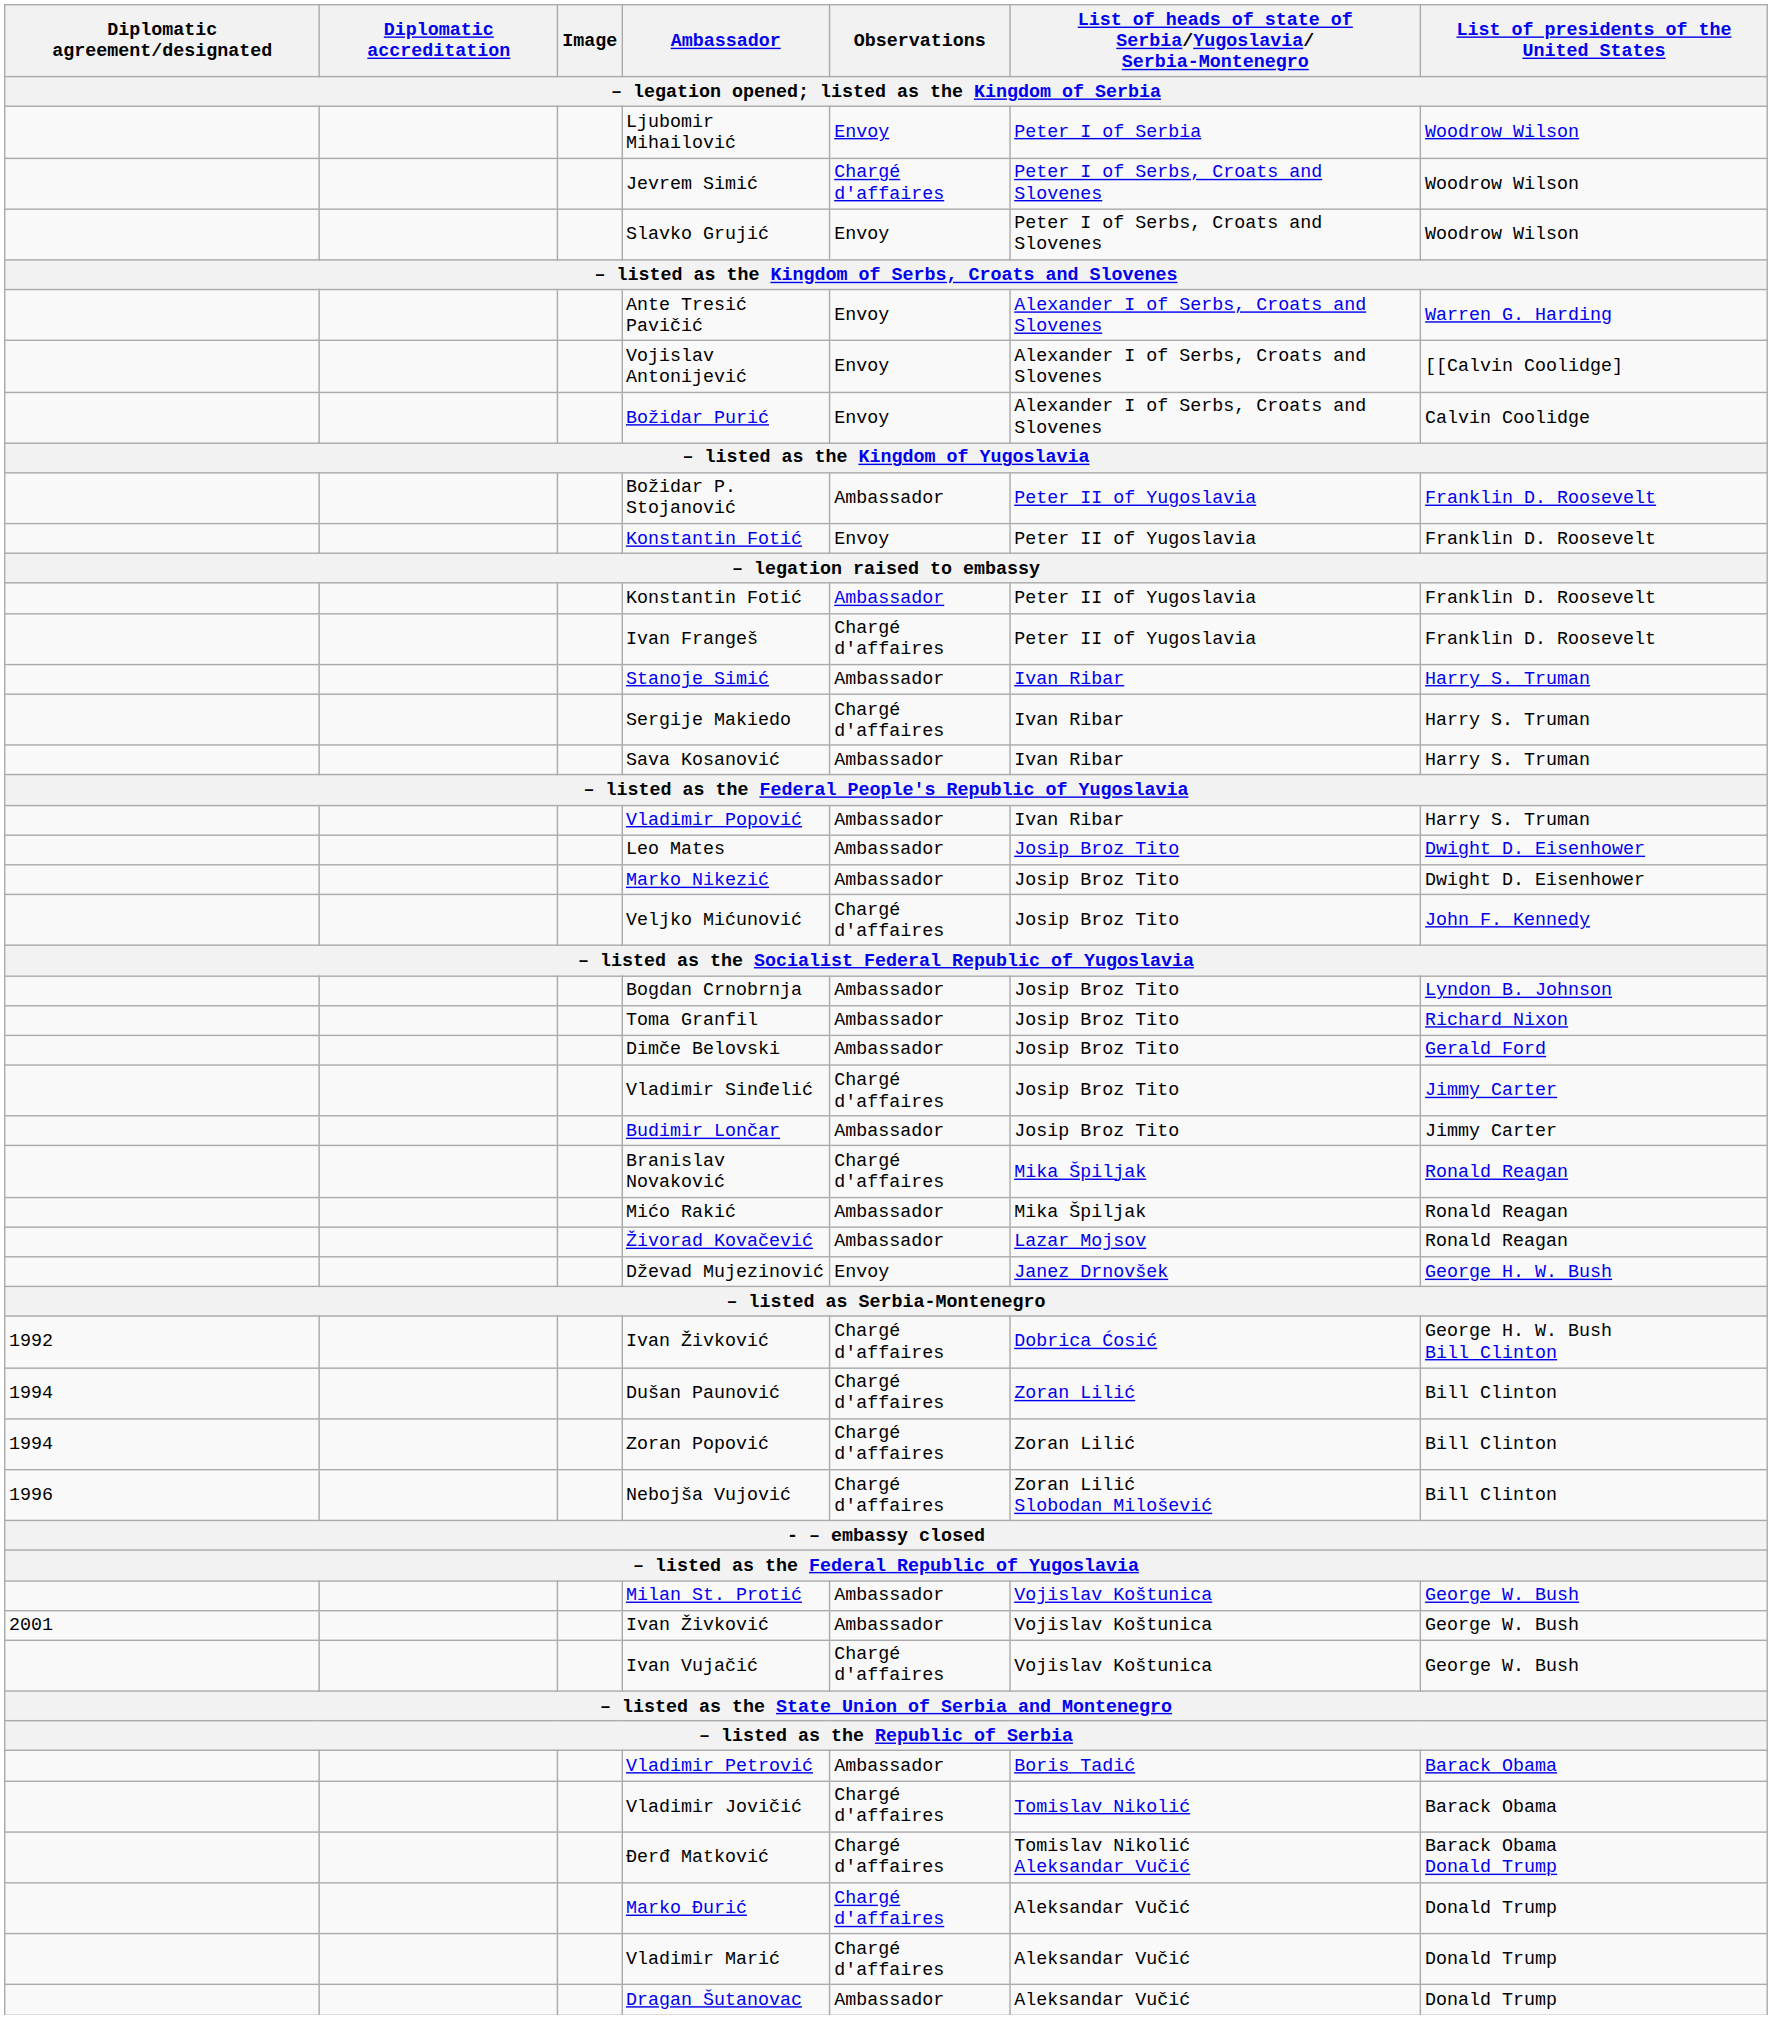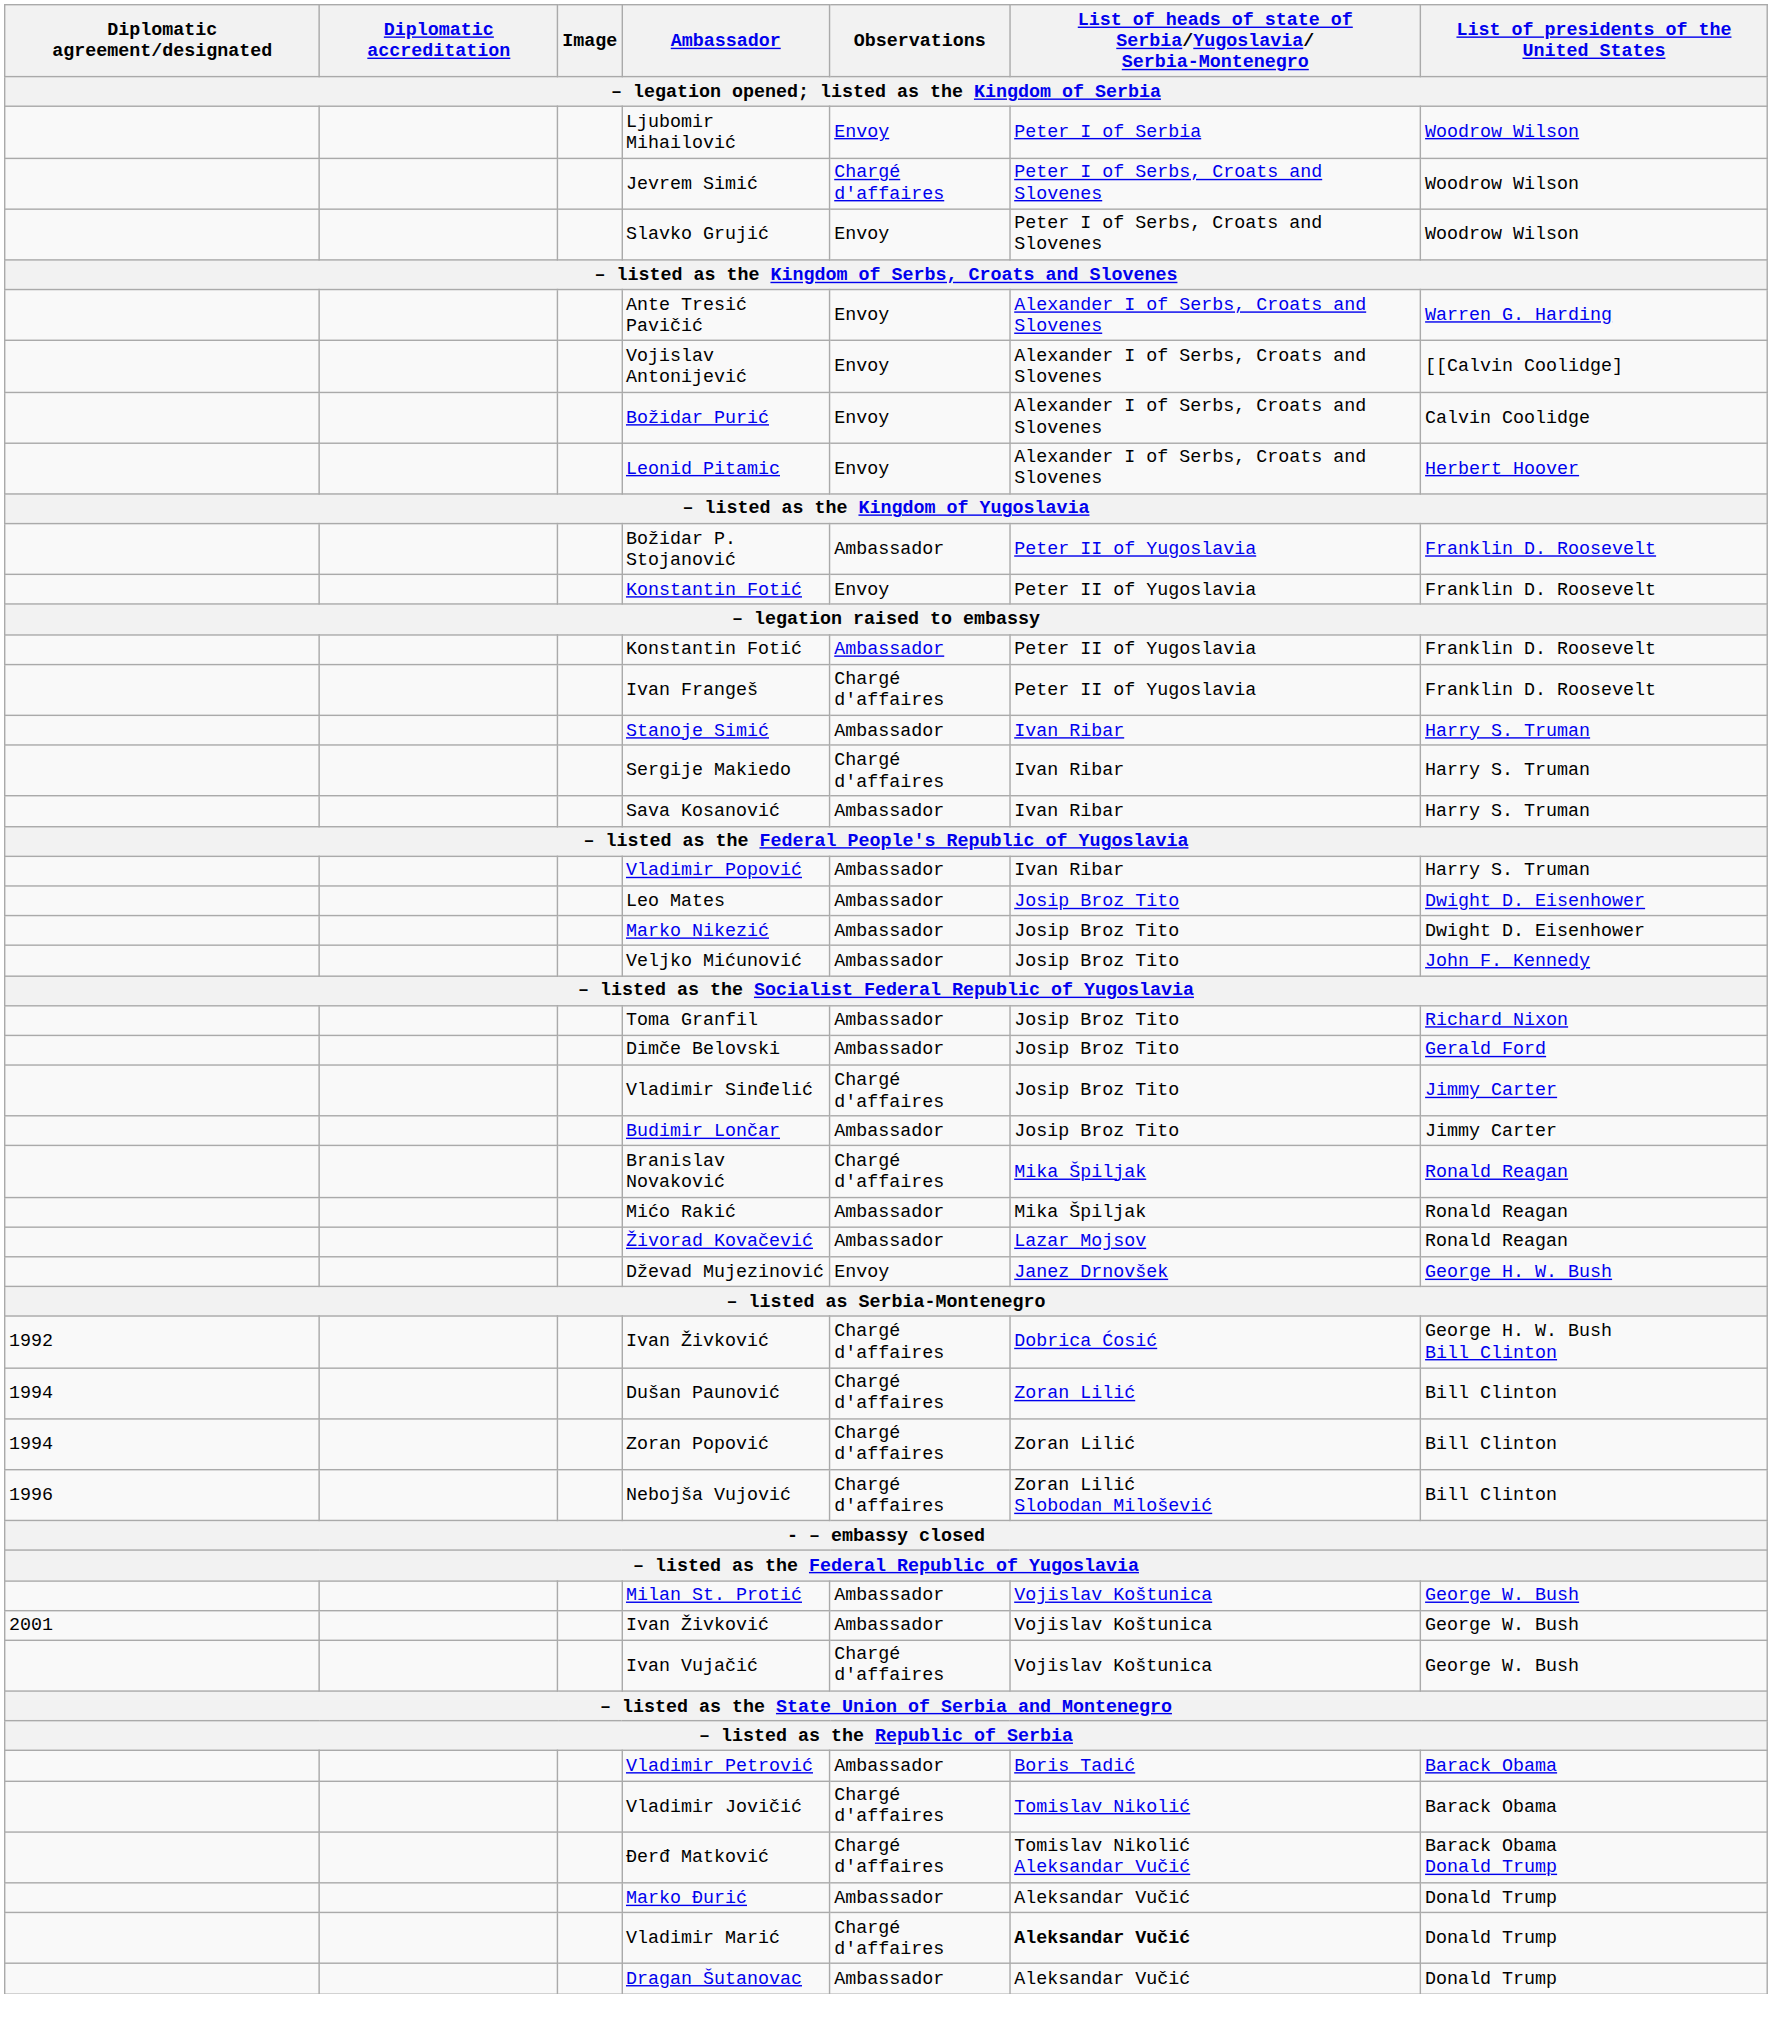+ row: (162, 468)
(889, 920) Chargé d'affaires -> (889, 961) Ambassador
- row: (162, 990)
(889, 1908) Chargé d'affaires -> (889, 1898) Ambassador
(1102, 1959) normal -> (1102, 1938) bold
